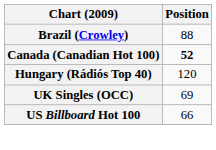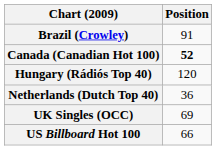(187, 34) 88 -> (187, 34) 91
+ row: (83, 94)
